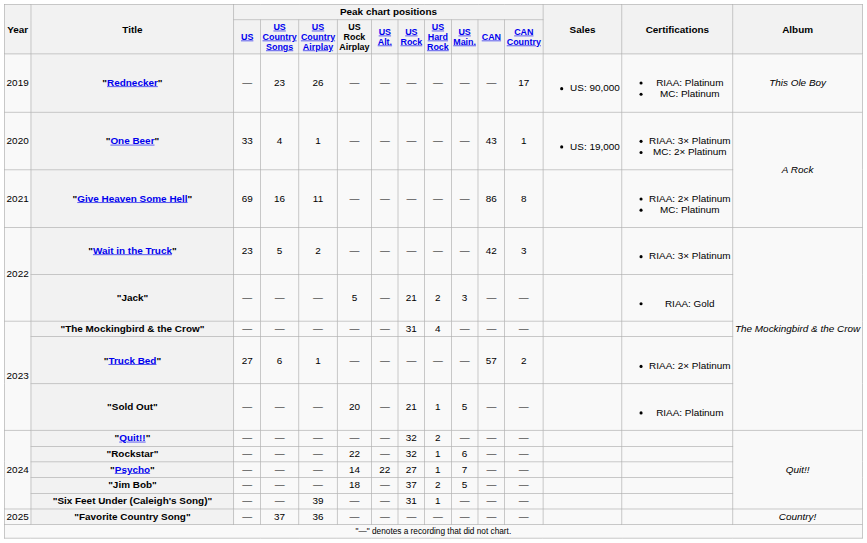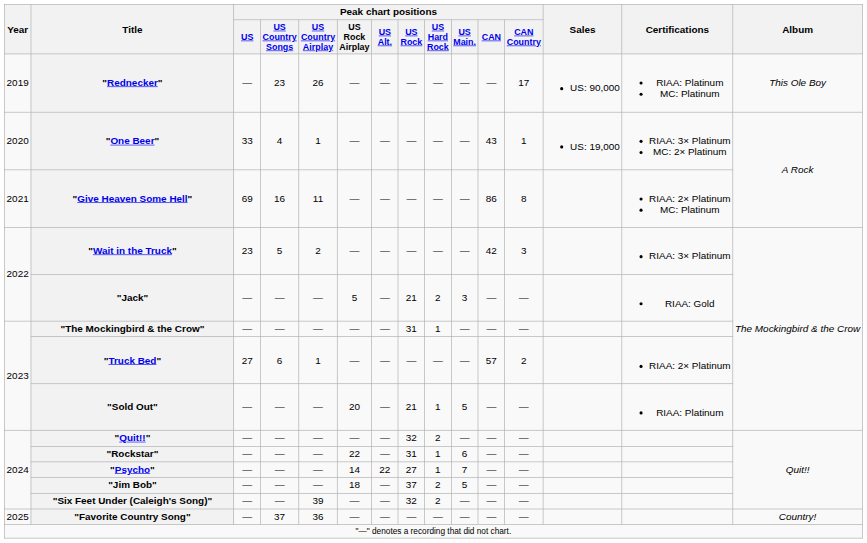(438, 329) 4 -> (438, 329) 1
(411, 454) 32 -> (411, 454) 31
(411, 501) 31 -> (411, 501) 32
(438, 501) 1 -> (438, 501) 2
